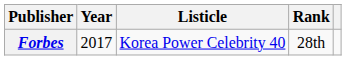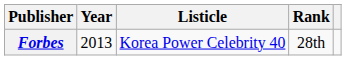(96, 42) 2017 -> (96, 42) 2013
